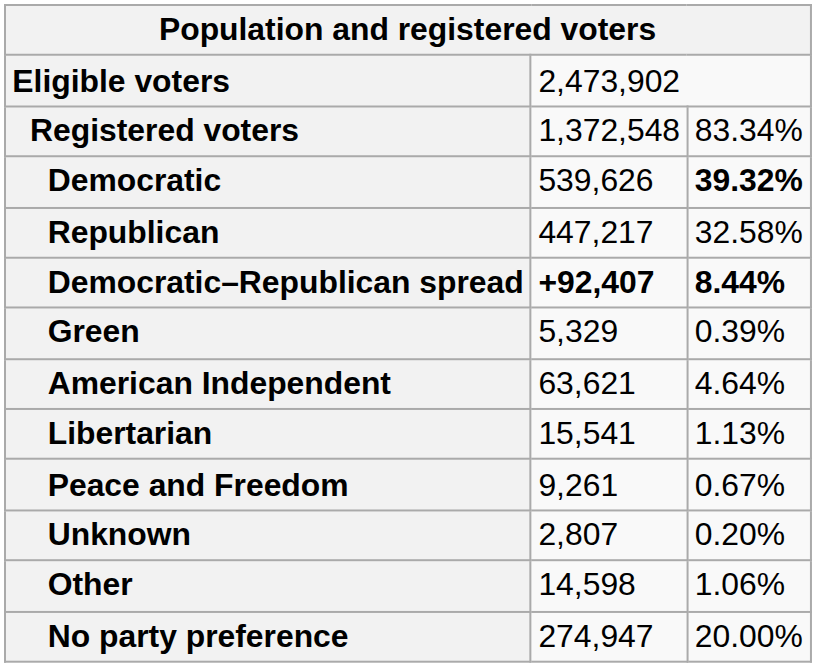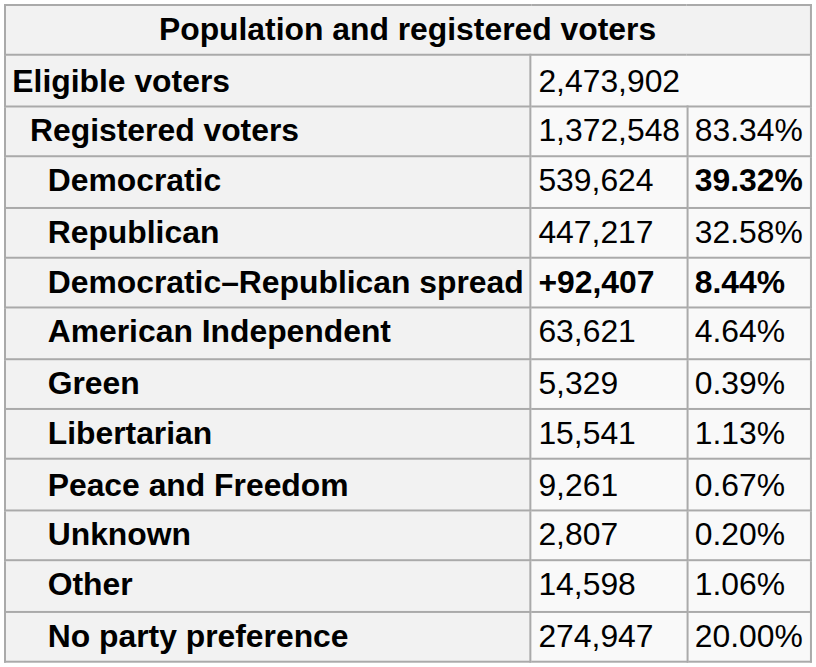(596, 181) 539,626 -> (596, 181) 539,624
rows swapped: (202, 383) <-> (76, 332)
